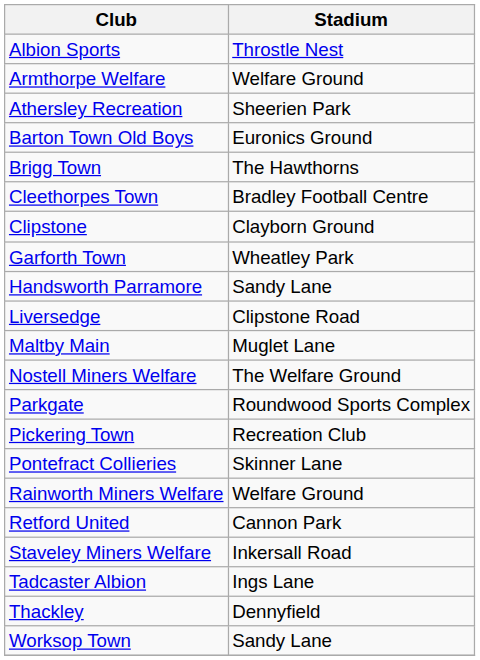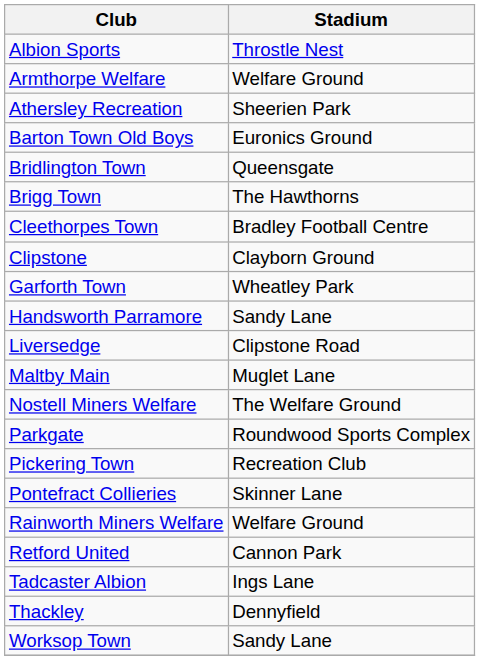+ row: (77, 168)
- row: (110, 552)
